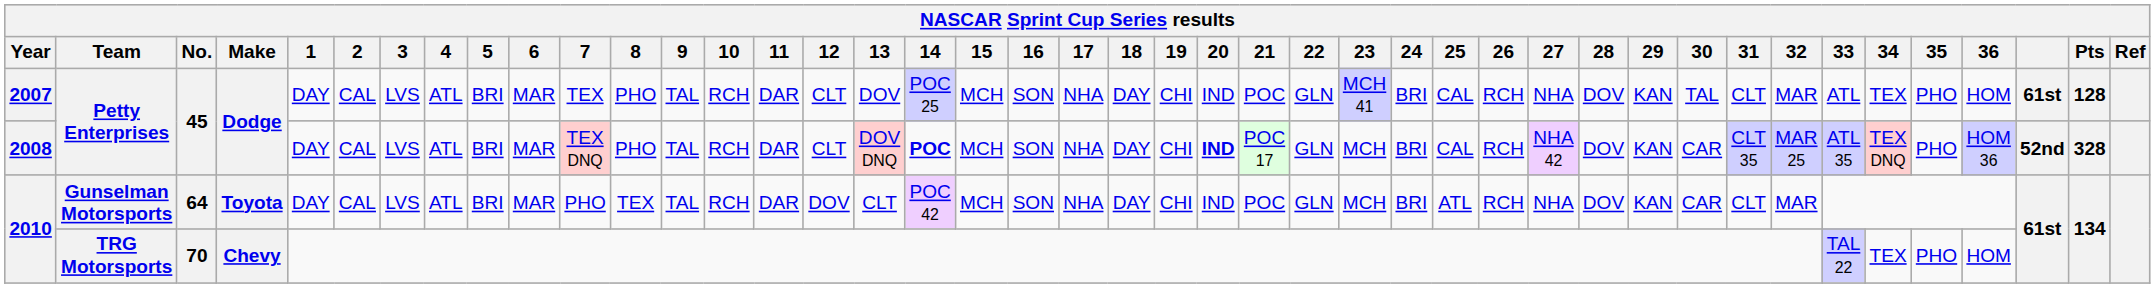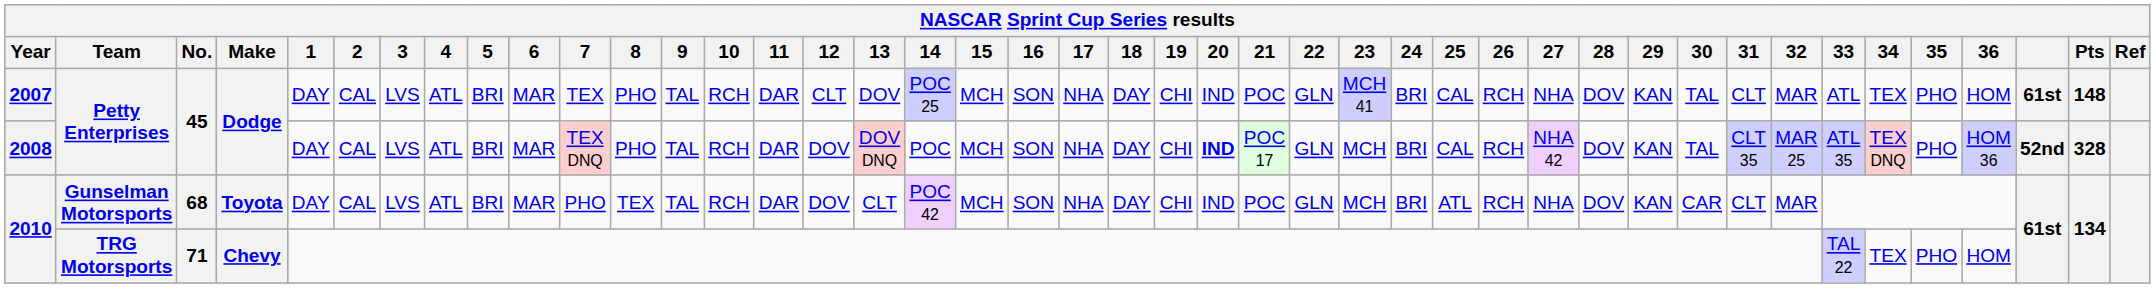(2090, 95) 128 -> (2090, 95) 148
(829, 148) CLT -> (829, 148) DOV
(930, 148) bold -> (930, 148) normal
(1702, 148) CAR -> (1702, 148) TAL
(197, 202) 64 -> (197, 202) 68
(197, 256) 70 -> (197, 256) 71
